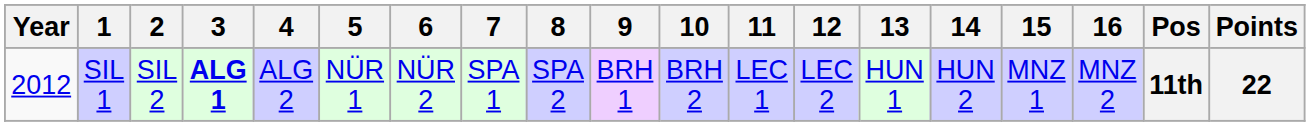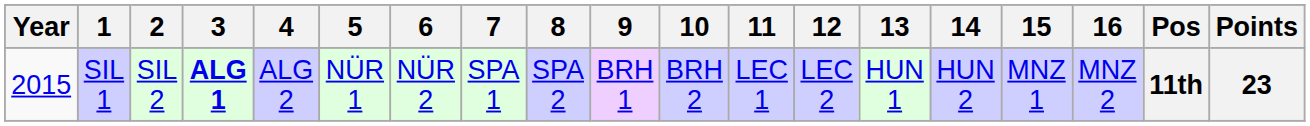(41, 84) 2012 -> (41, 84) 2015
(1257, 84) 22 -> (1257, 84) 23
